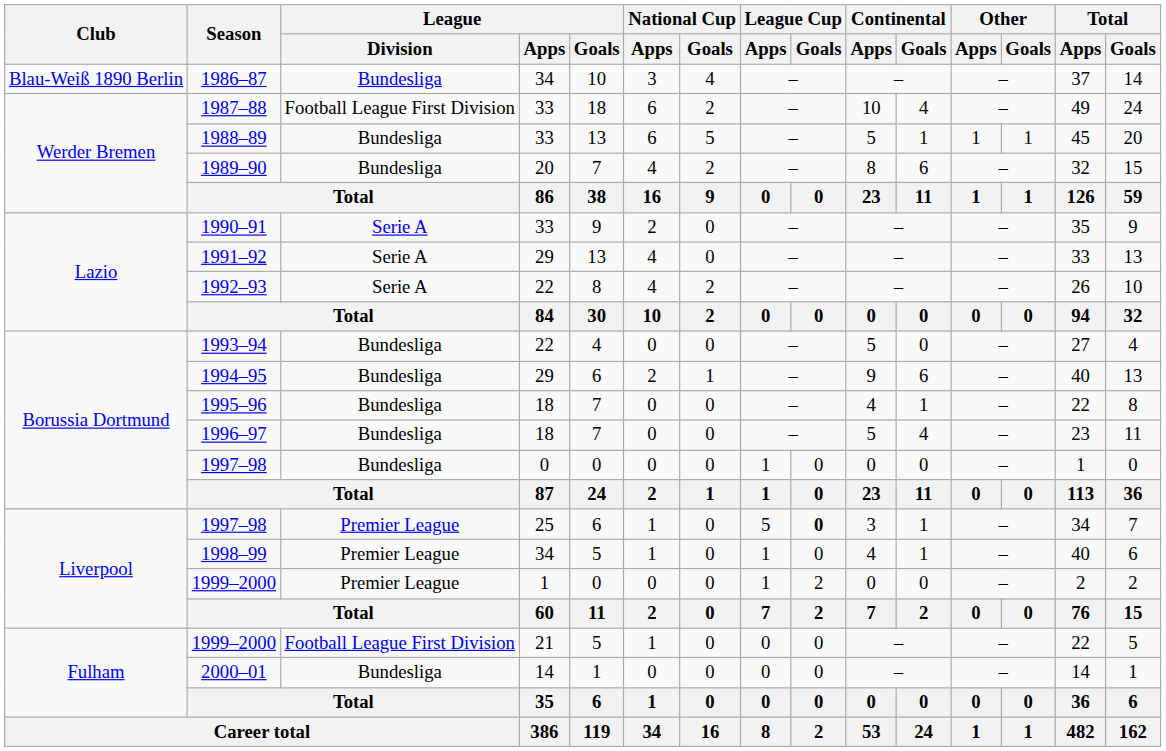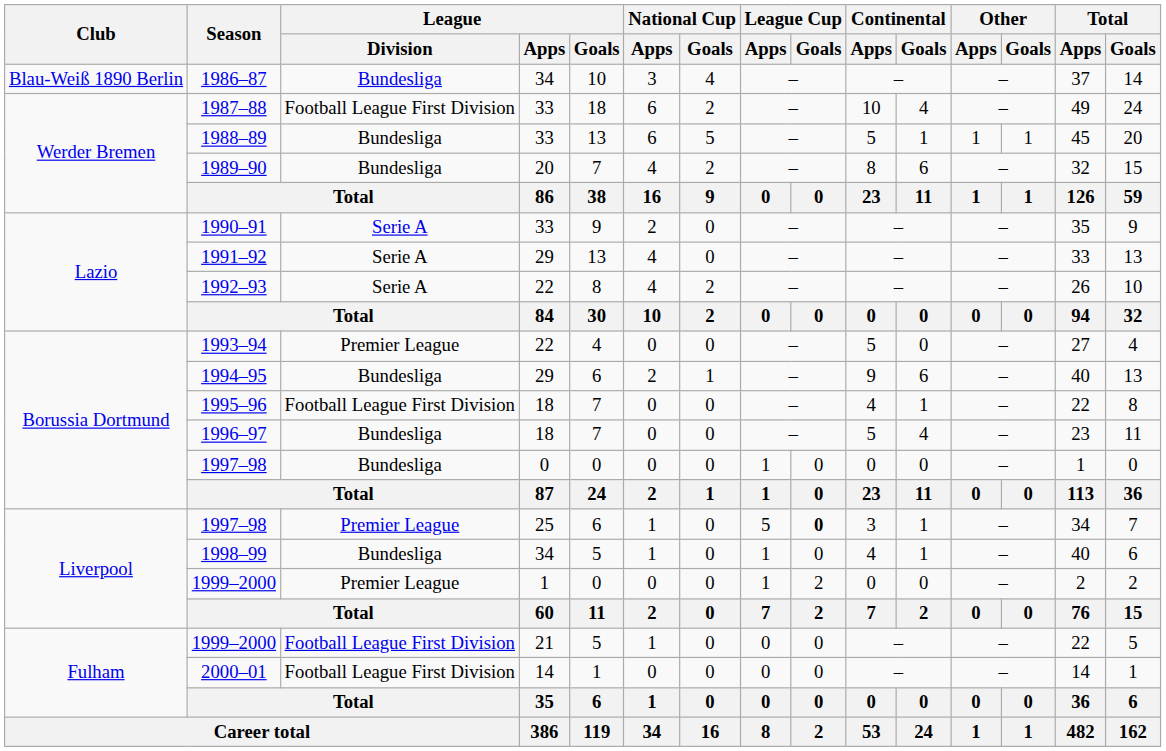(400, 345) Bundesliga -> (400, 345) Premier League
(400, 405) Bundesliga -> (400, 405) Football League First Division
(400, 553) Premier League -> (400, 553) Bundesliga
(400, 672) Bundesliga -> (400, 672) Football League First Division
